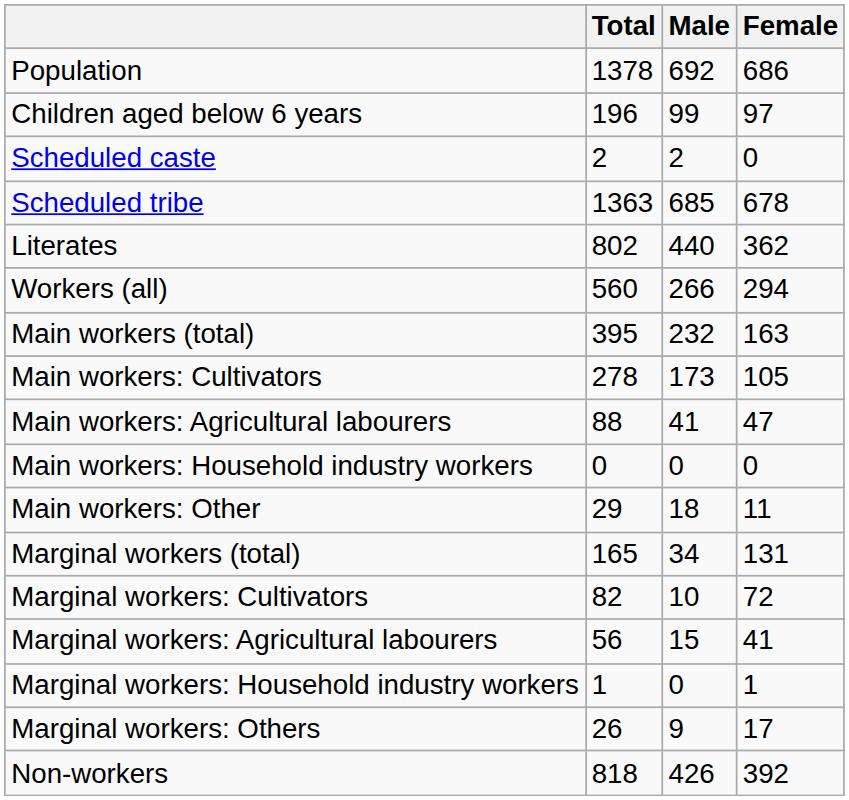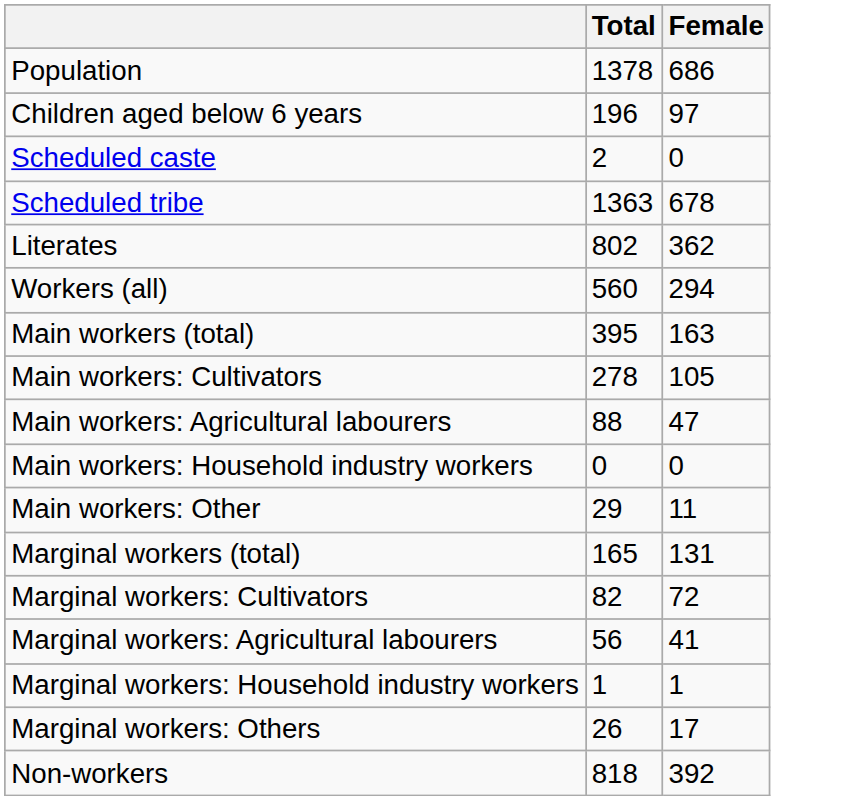- column: (699, 26)
